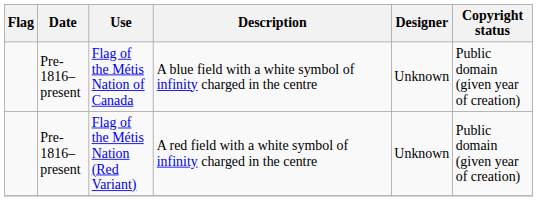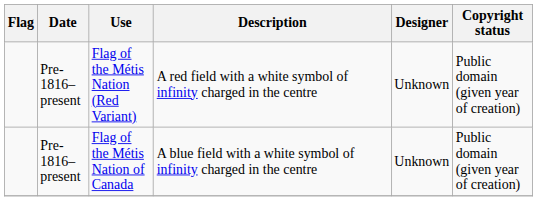rows swapped: (118, 76) <-> (118, 153)
